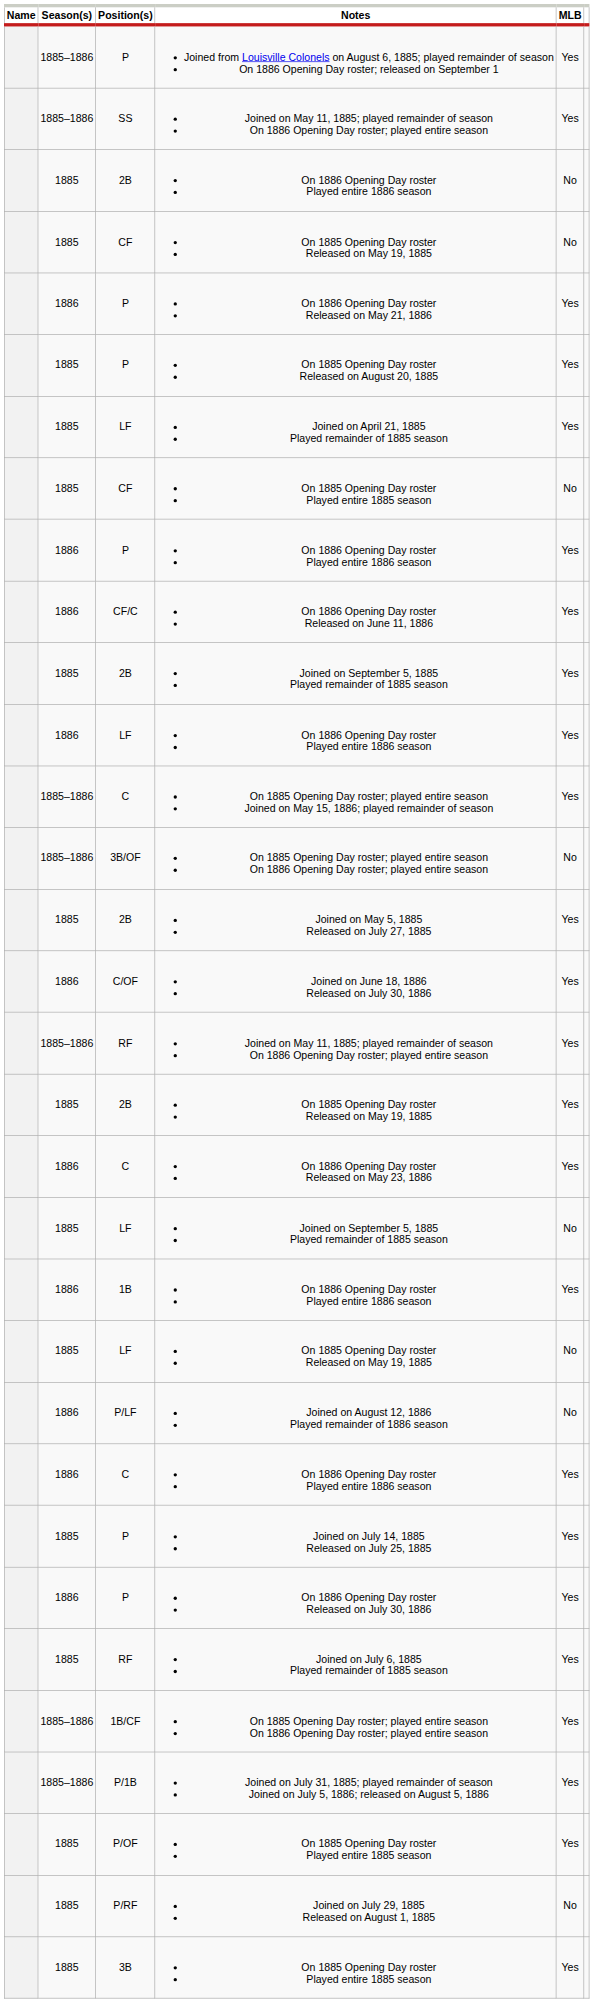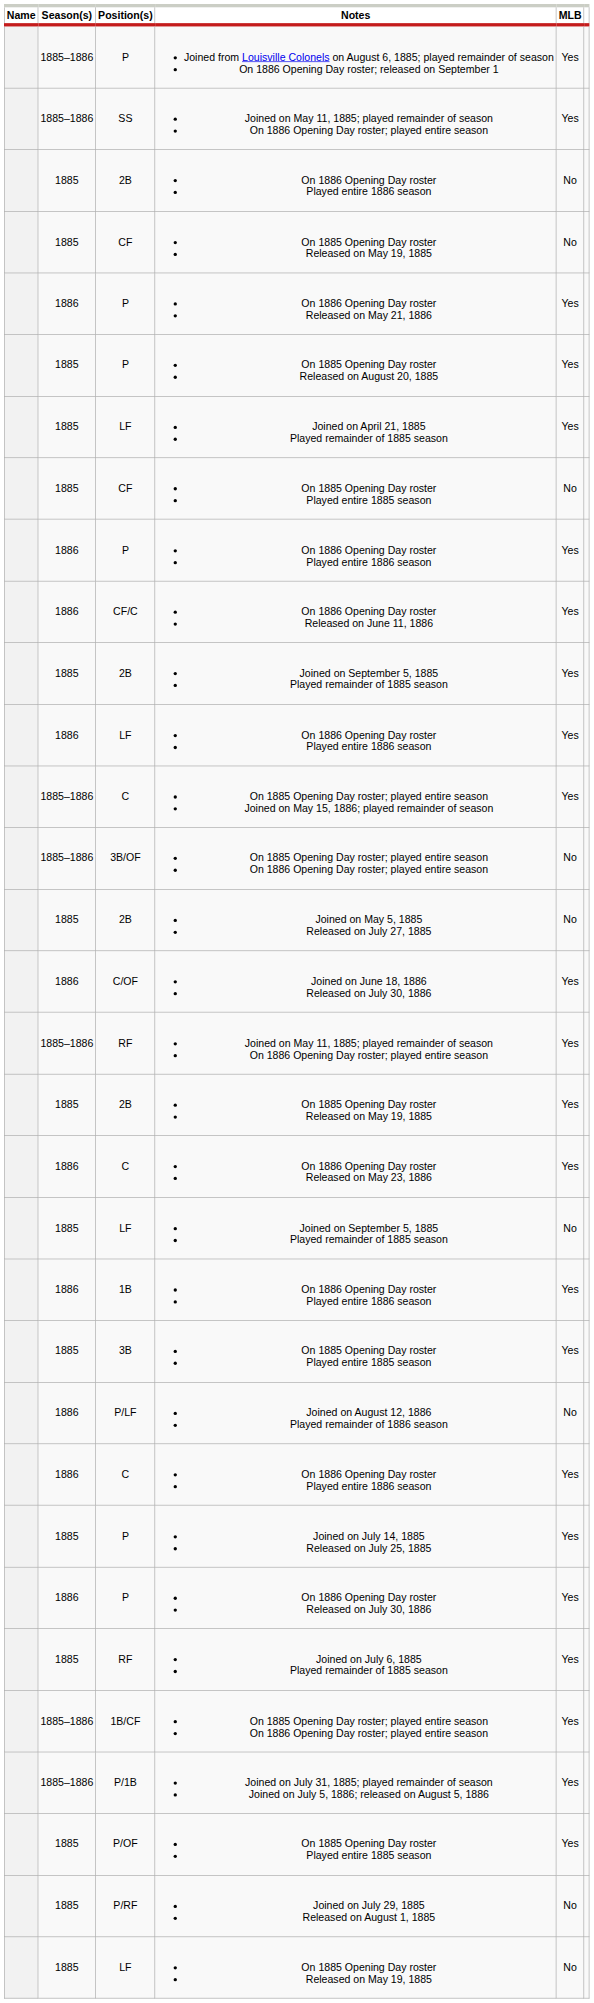(570, 920) Yes -> (570, 920) No
rows swapped: (125, 1351) <-> (125, 1967)
